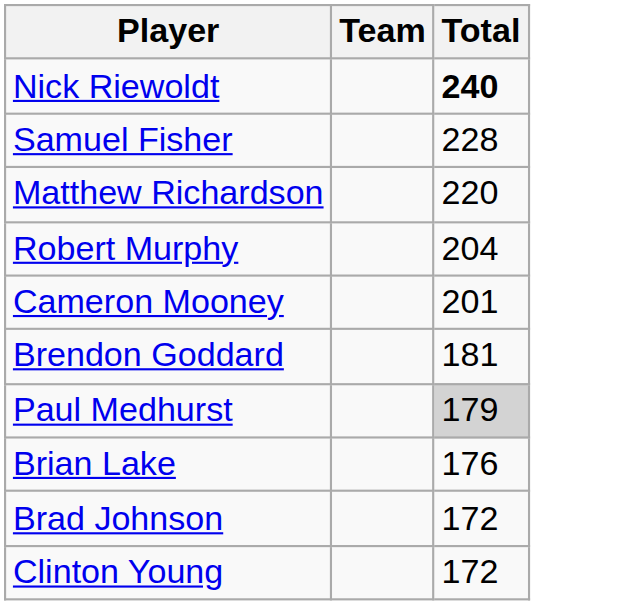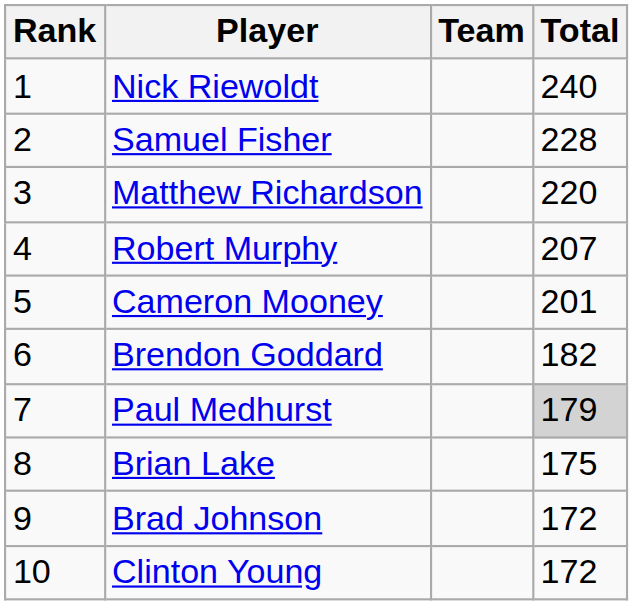+ column: (55, 31)
(470, 85) bold -> (569, 85) normal
(470, 247) 204 -> (569, 247) 207
(470, 355) 181 -> (569, 355) 182
(470, 463) 176 -> (569, 463) 175
